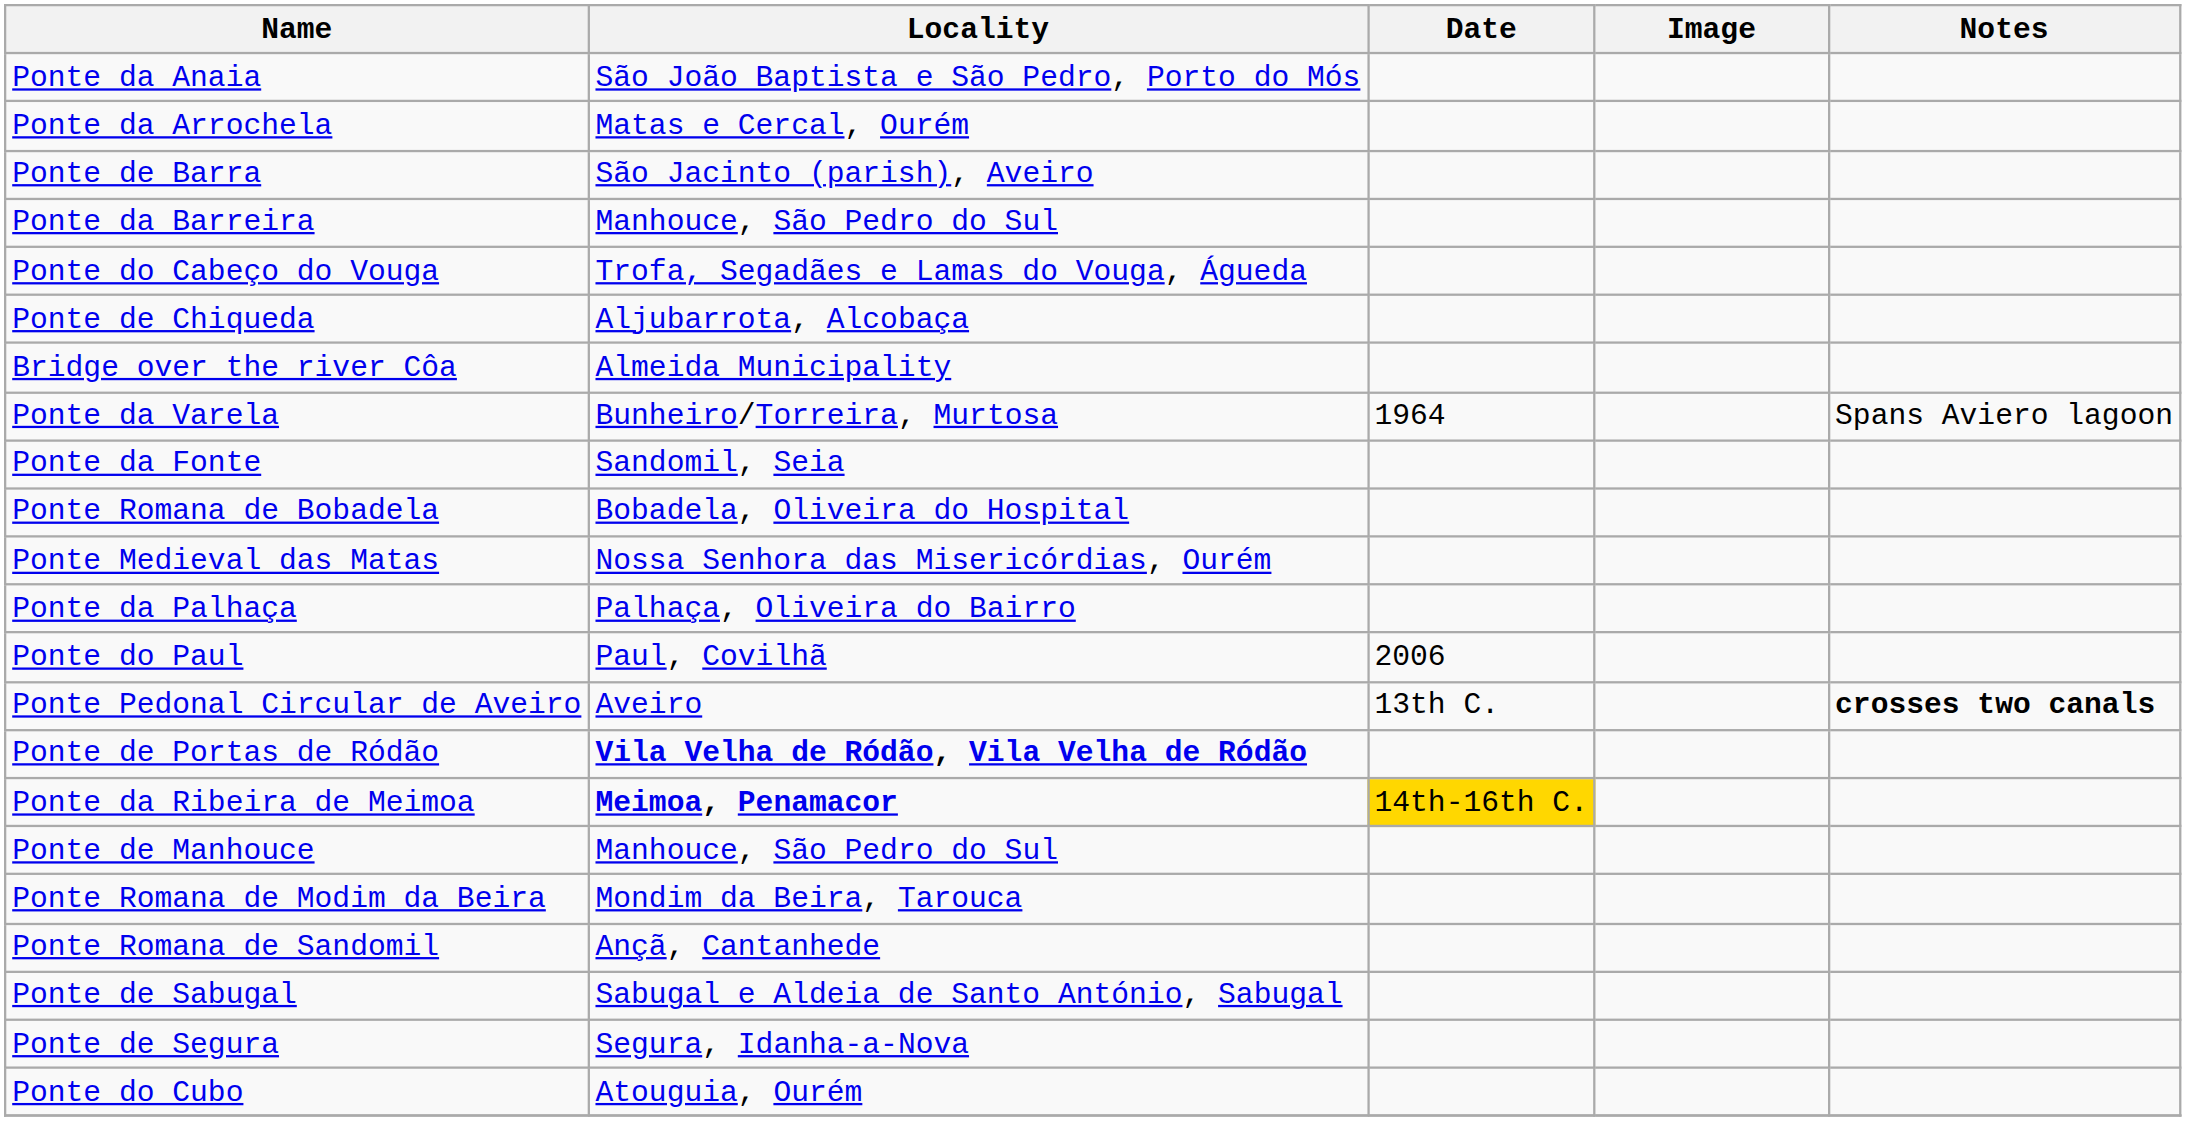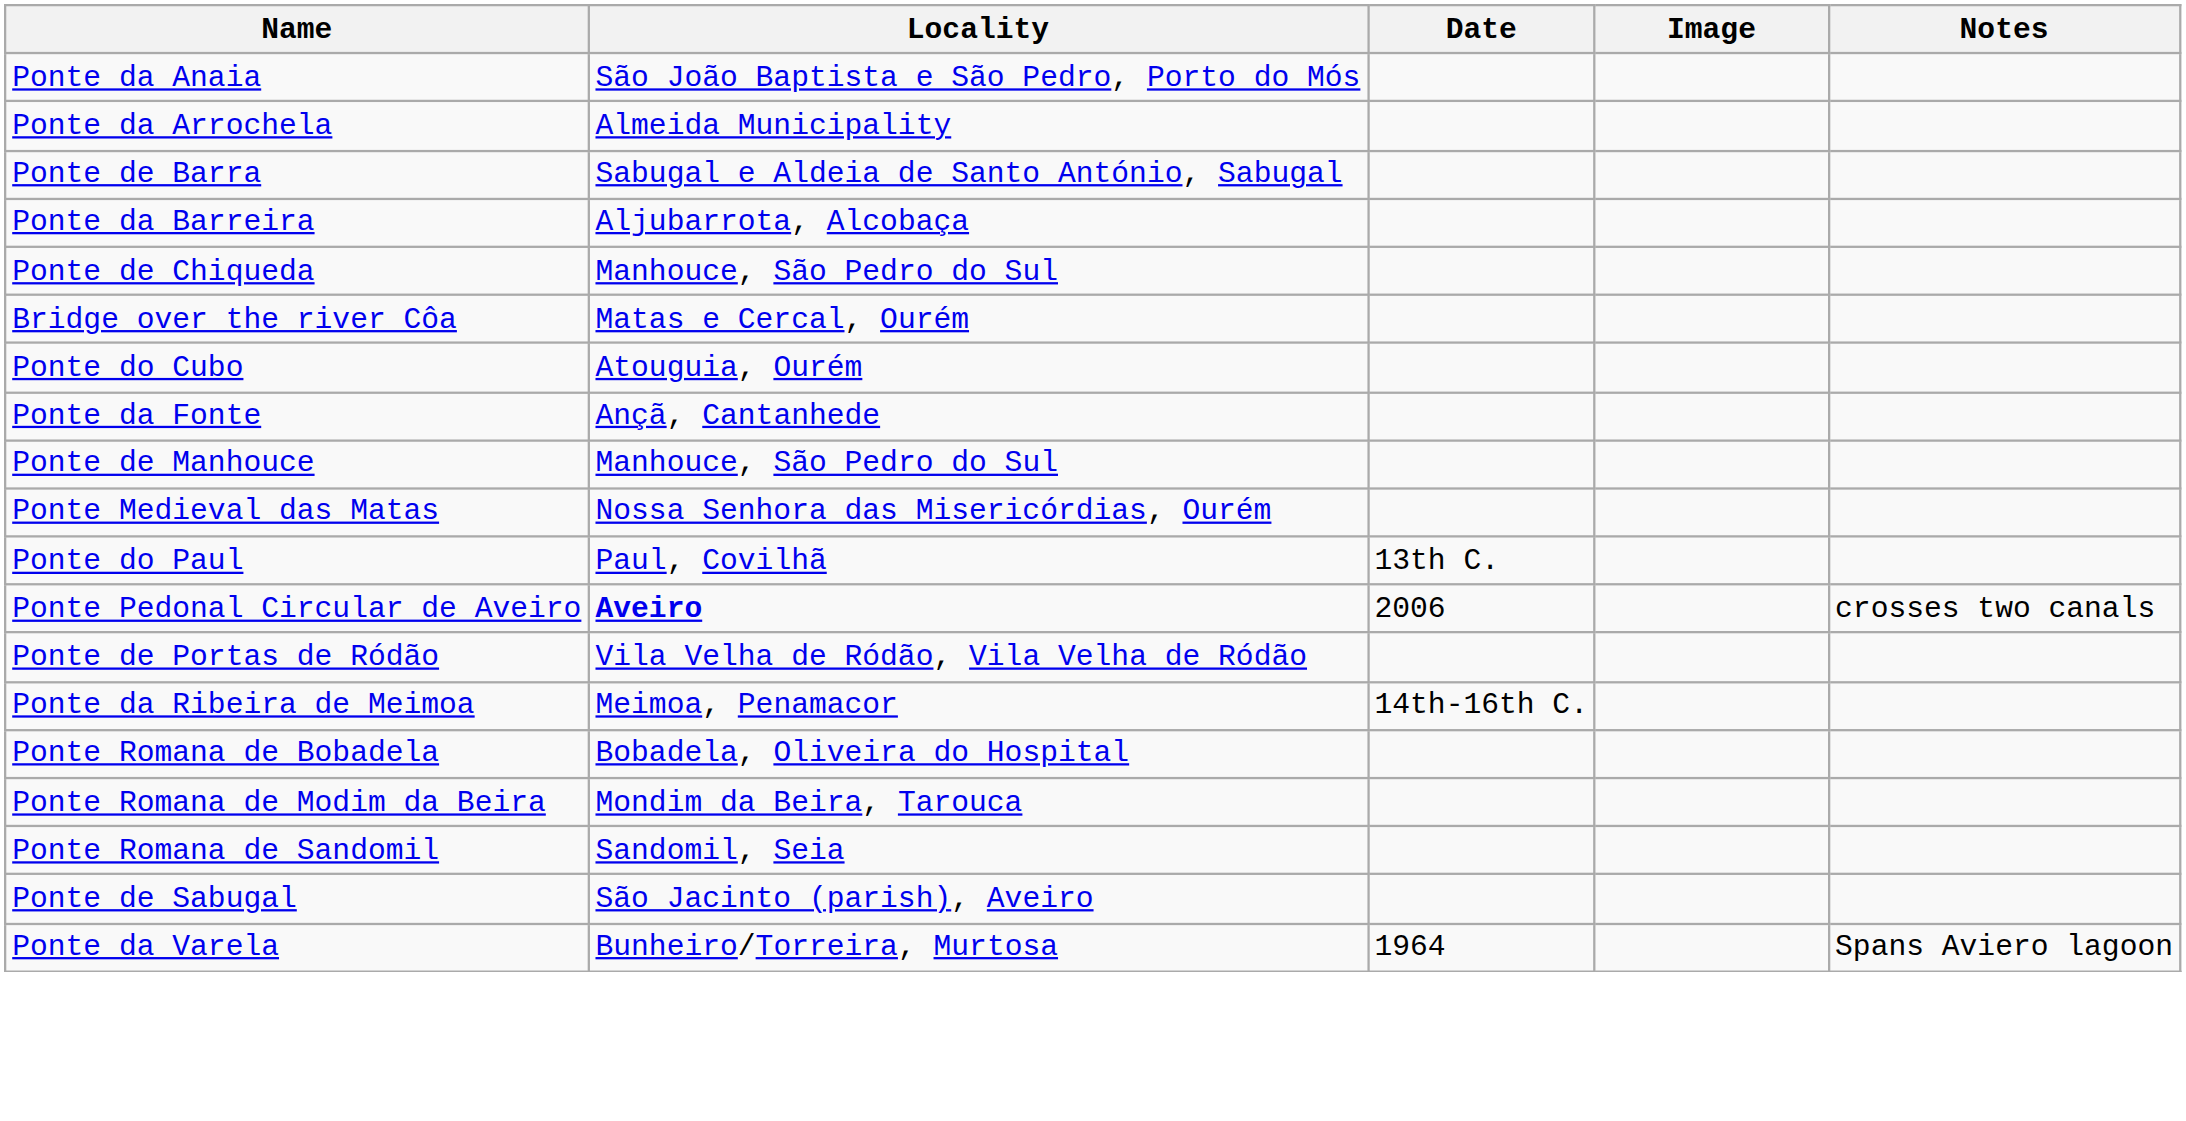(782, 126) Matas e Cercal, Ourém -> (773, 126) Almeida Municipality
(845, 174) São Jacinto (parish), Aveiro -> (969, 174) Sabugal e Aldeia de Santo António, Sabugal
(827, 223) Manhouce, São Pedro do Sul -> (782, 223) Aljubarrota, Alcobaça
- row: (226, 271)
(782, 319) Aljubarrota, Alcobaça -> (827, 271) Manhouce, São Pedro do Sul
(773, 367) Almeida Municipality -> (782, 319) Matas e Cercal, Ourém
rows swapped: (128, 1092) <-> (146, 416)
(720, 464) Sandomil, Seia -> (738, 416) Ançã, Cantanhede
rows swapped: (163, 851) <-> (226, 512)
- row: (154, 609)
(1410, 657) 2006 -> (1437, 561) 13th C.
(649, 706) normal -> (649, 609) bold
(1437, 706) 13th C. -> (1410, 609) 2006
(1995, 706) bold -> (1995, 609) normal
(951, 754) bold -> (951, 657) normal
(747, 802) bold -> (747, 706) normal
(1481, 802) gold background -> (1481, 706) no background
(738, 947) Ançã, Cantanhede -> (720, 851) Sandomil, Seia
(969, 995) Sabugal e Aldeia de Santo António, Sabugal -> (845, 899) São Jacinto (parish), Aveiro
- row: (146, 1044)
